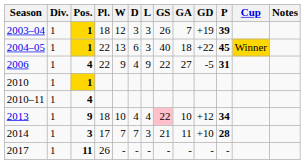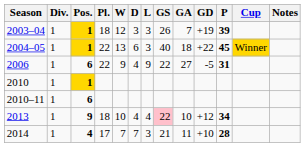(90, 64) 4 -> (90, 64) 6
(90, 99) 4 -> (90, 99) 6
(90, 133) 3 -> (90, 133) 4
- row: (18, 151)
